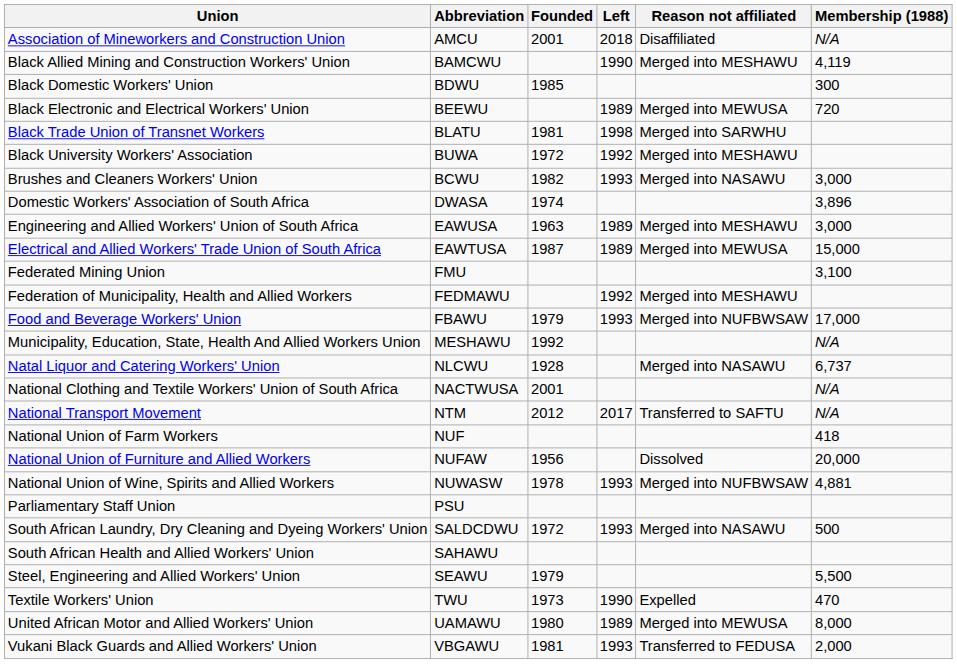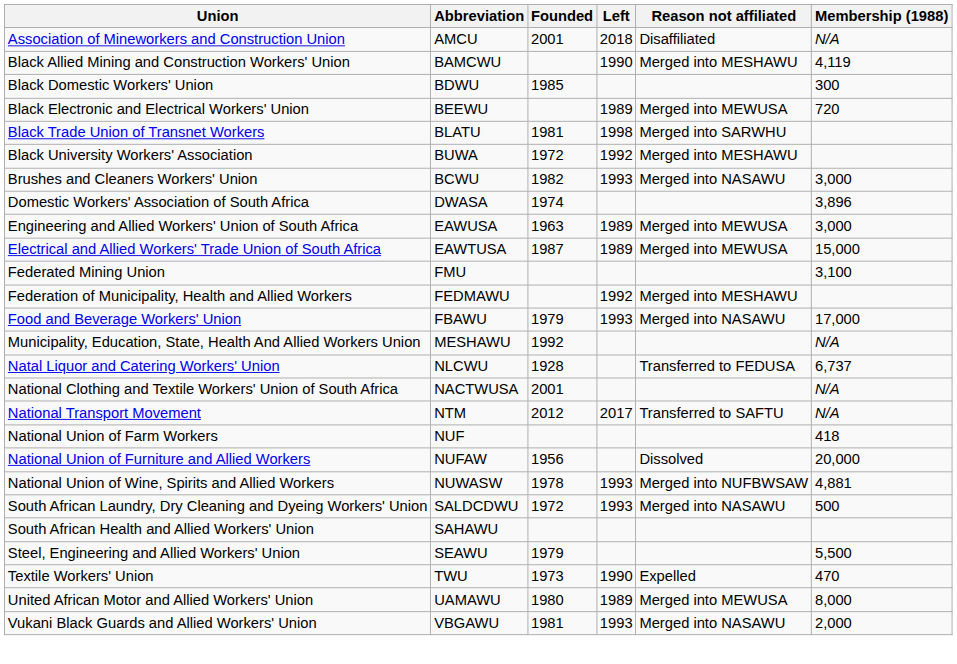(718, 226) Merged into MESHAWU -> (713, 226) Merged into MEWUSA
(724, 319) Merged into NUFBWSAW -> (712, 319) Merged into NASAWU
(712, 366) Merged into NASAWU -> (717, 366) Transferred to FEDUSA
- row: (92, 506)
(717, 646) Transferred to FEDUSA -> (712, 623) Merged into NASAWU
